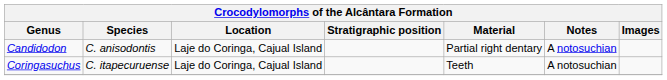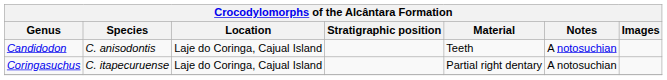(494, 48) Partial right dentary -> (460, 48) Teeth
(460, 65) Teeth -> (494, 65) Partial right dentary
